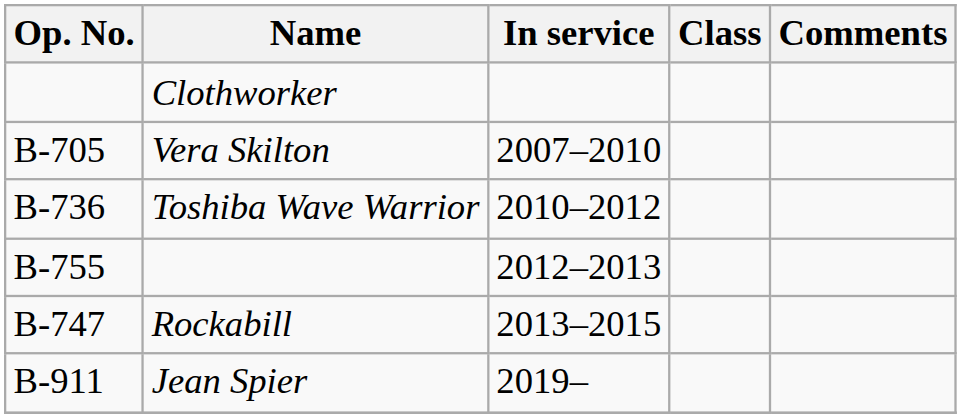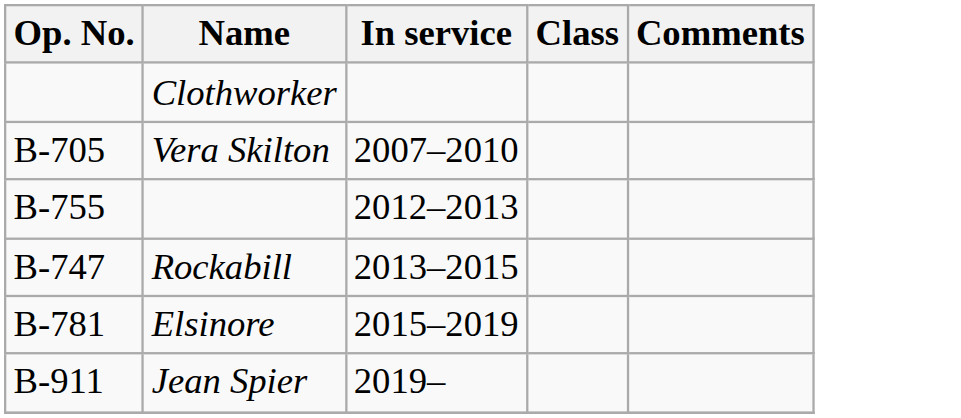- row: (59, 207)
+ row: (59, 324)
